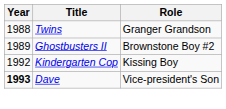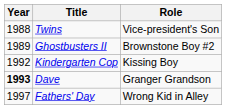(167, 29) Granger Grandson -> (171, 29) Vice-president's Son
(171, 79) Vice-president's Son -> (167, 79) Granger Grandson
+ row: (65, 96)
